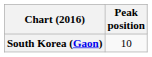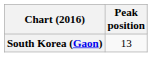(126, 43) 10 -> (126, 43) 13
